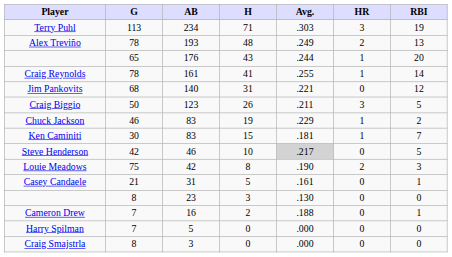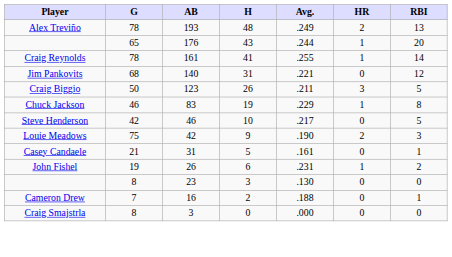- row: (55, 27)
(419, 120) 2 -> (419, 105) 8
- row: (55, 136)
(305, 151) lightgrey background -> (305, 120) no background
(248, 167) 8 -> (248, 136) 9
+ row: (55, 167)
- row: (55, 228)
